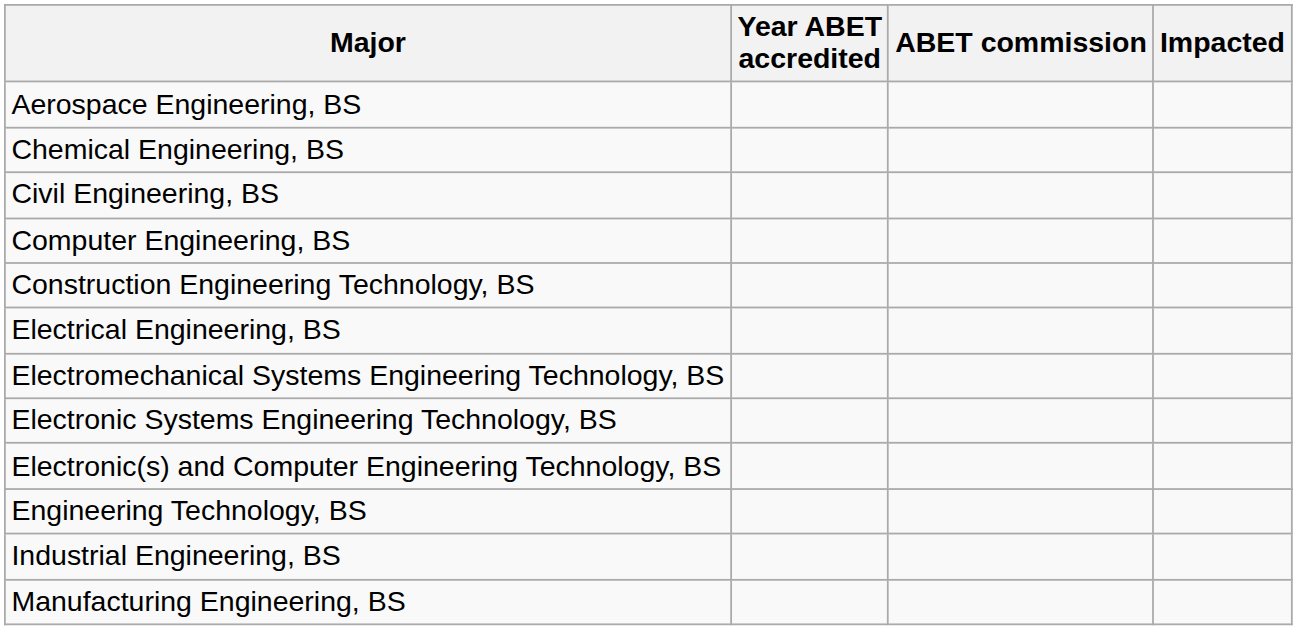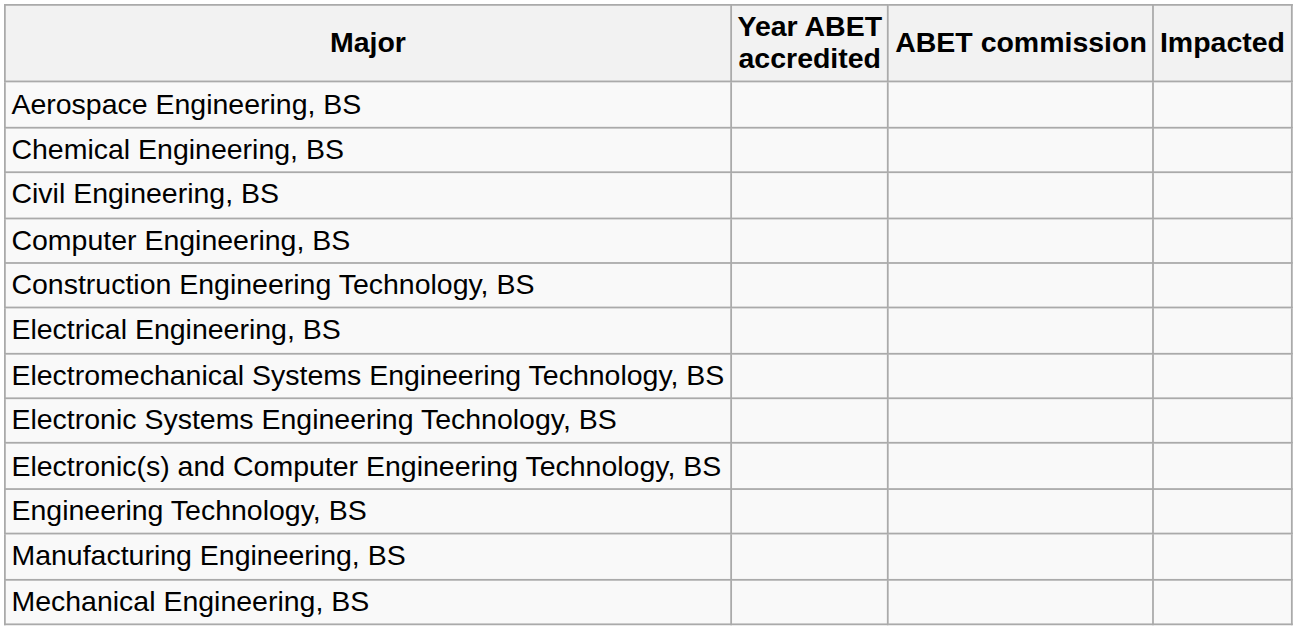- row: (176, 555)
+ row: (190, 601)
